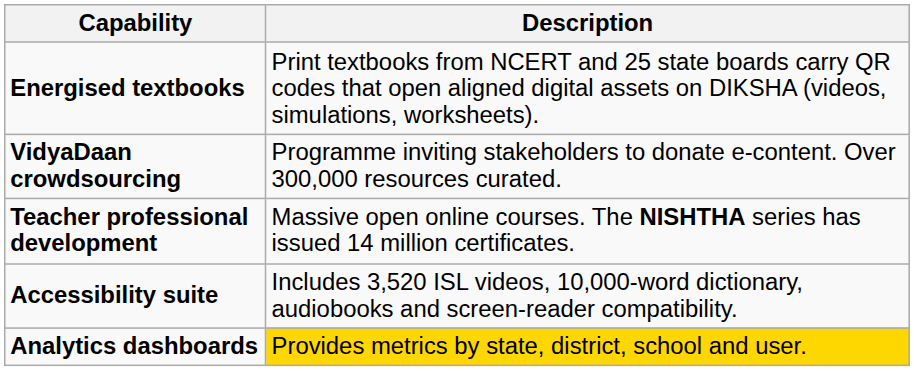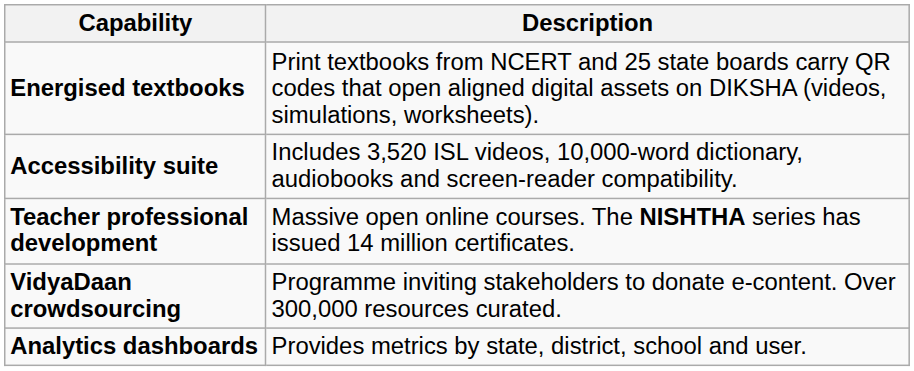rows swapped: (96, 166) <-> (114, 295)
(539, 346) gold background -> (539, 346) no background
